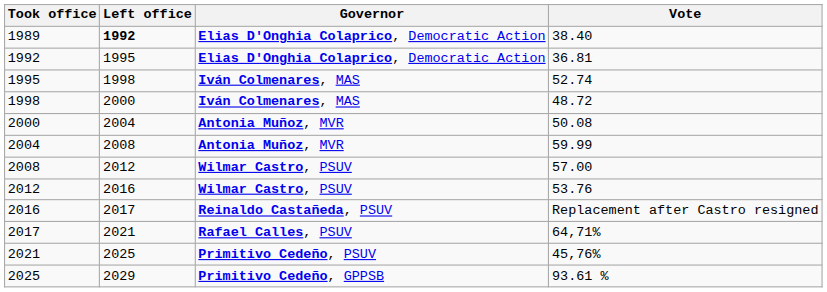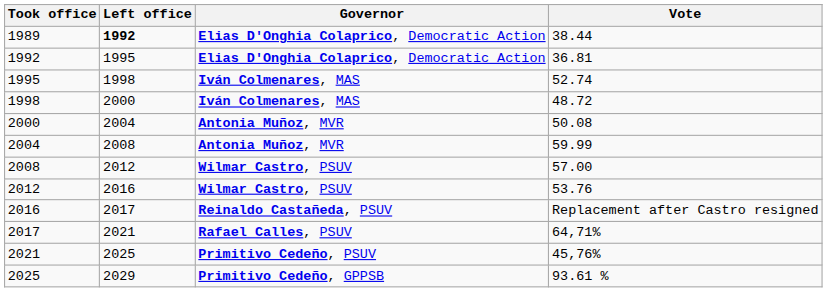(572, 37) 38.40 -> (572, 37) 38.44
